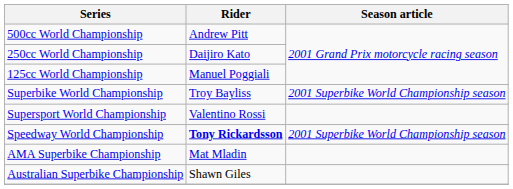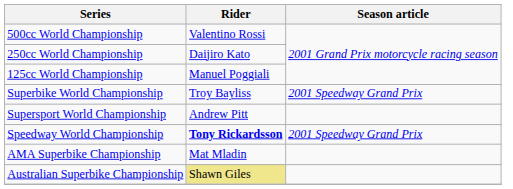(219, 34) Andrew Pitt -> (227, 34) Valentino Rossi
(397, 93) 2001 Superbike World Championship season -> (355, 93) 2001 Speedway Grand Prix
(227, 113) Valentino Rossi -> (219, 113) Andrew Pitt
(397, 133) 2001 Superbike World Championship season -> (355, 133) 2001 Speedway Grand Prix
(220, 173) no background -> (220, 173) khaki background
